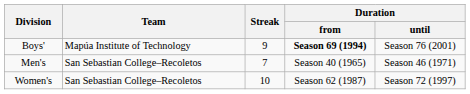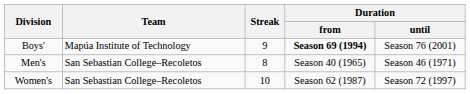(265, 63) 7 -> (265, 63) 8
